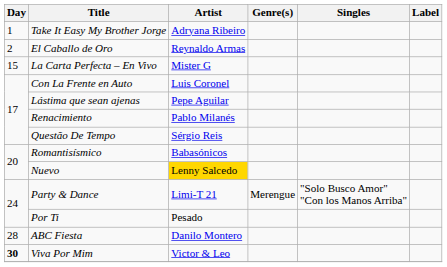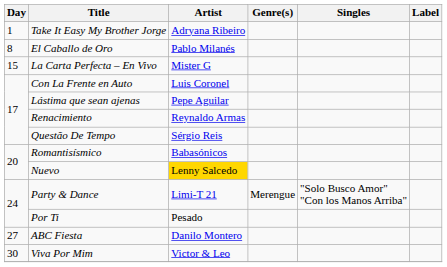(10, 48) 2 -> (10, 48) 8
(208, 48) Reynaldo Armas -> (203, 48) Pablo Milanés
(203, 118) Pablo Milanés -> (208, 118) Reynaldo Armas
(12, 235) 28 -> (12, 235) 27
(12, 253) bold -> (12, 253) normal
